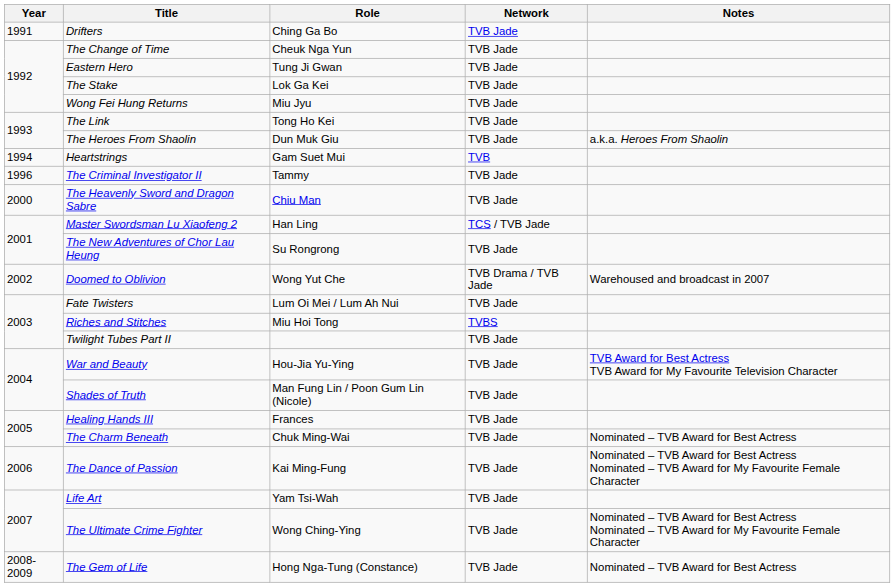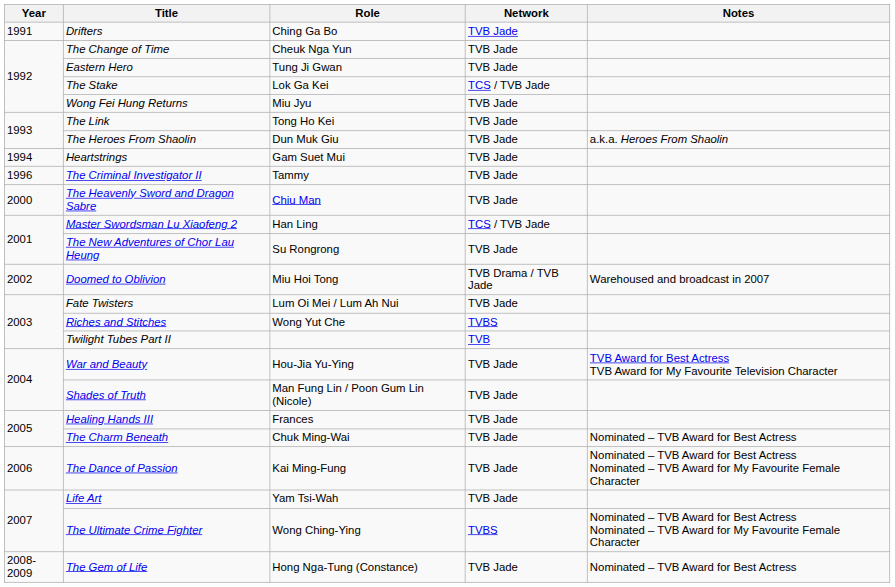(493, 85) TVB Jade -> (509, 85) TCS / TVB Jade
(479, 157) TVB -> (493, 157) TVB Jade
(309, 279) Wong Yut Che -> (305, 279) Miu Hoi Tong
(305, 322) Miu Hoi Tong -> (309, 322) Wong Yut Che
(493, 340) TVB Jade -> (479, 340) TVB
(493, 530) TVB Jade -> (483, 530) TVBS
